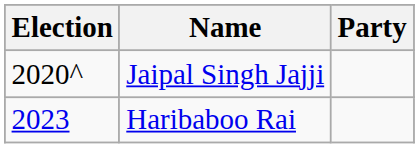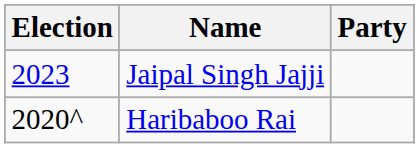(47, 73) 2020^ -> (41, 73) 2023
(41, 119) 2023 -> (47, 119) 2020^
